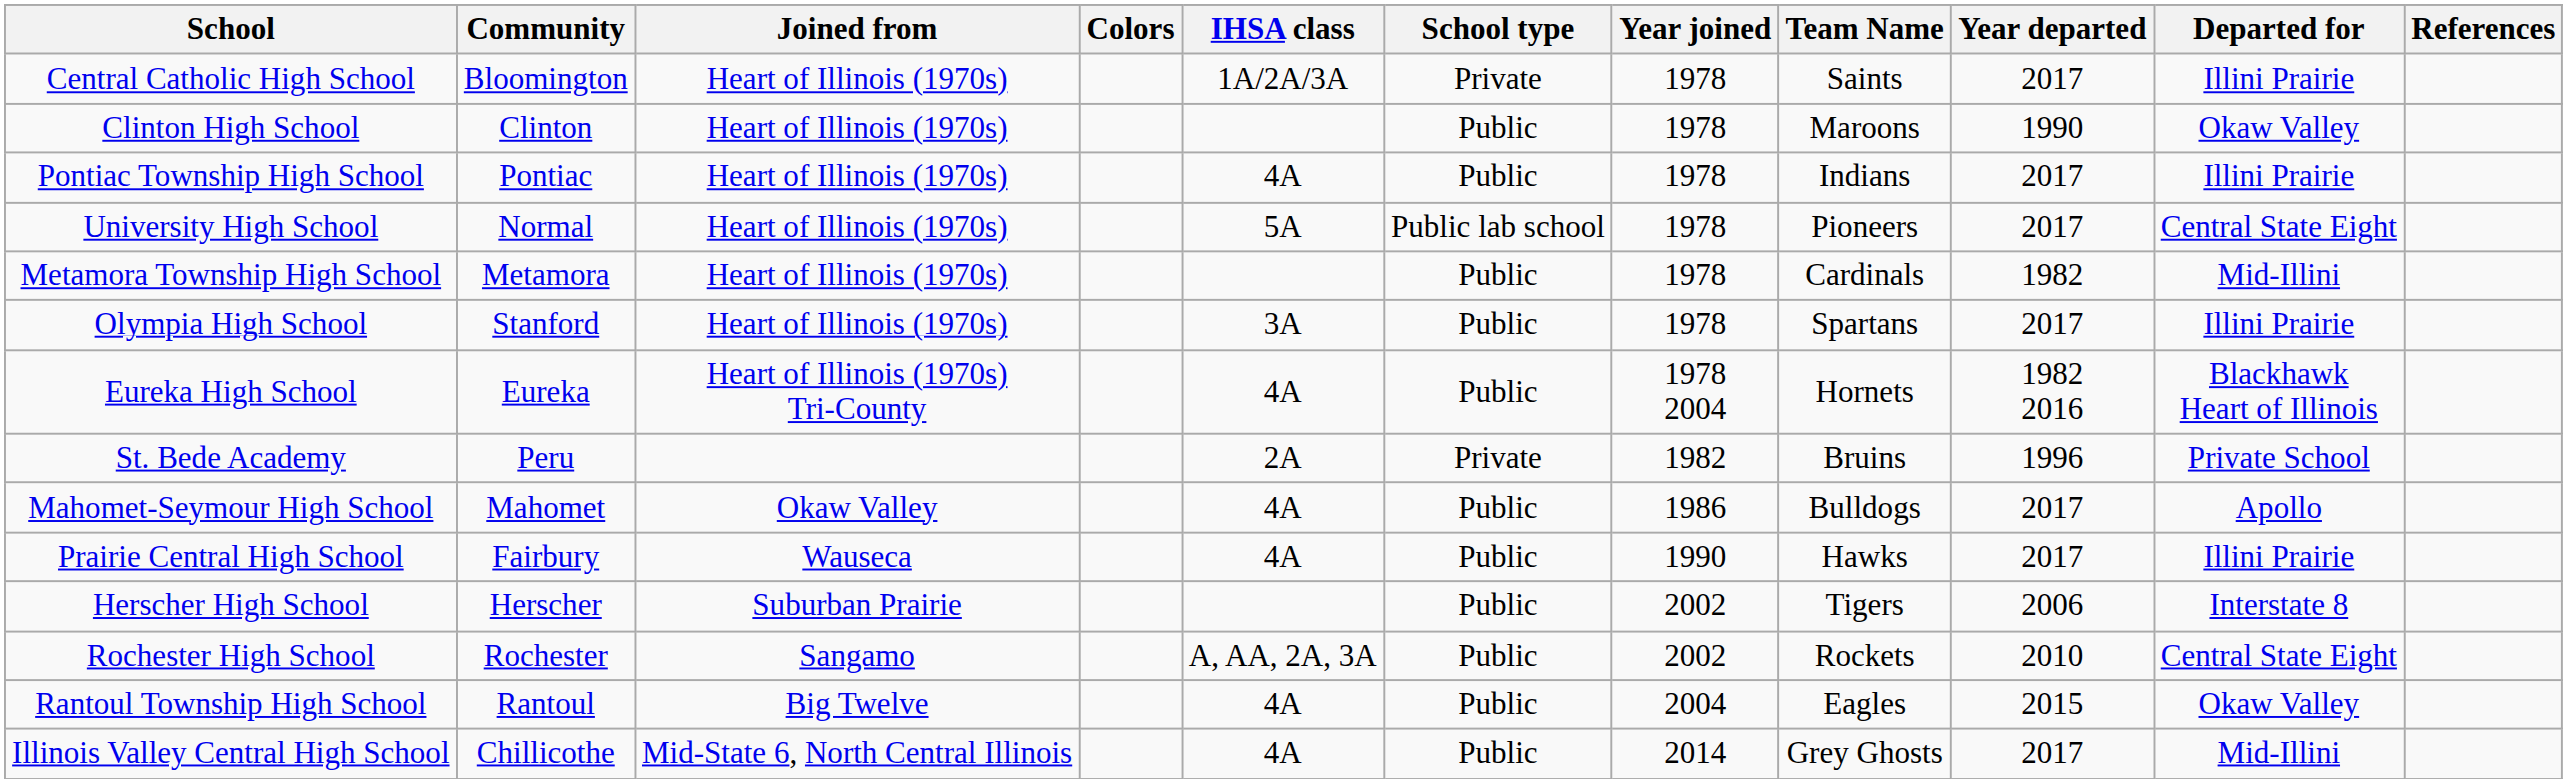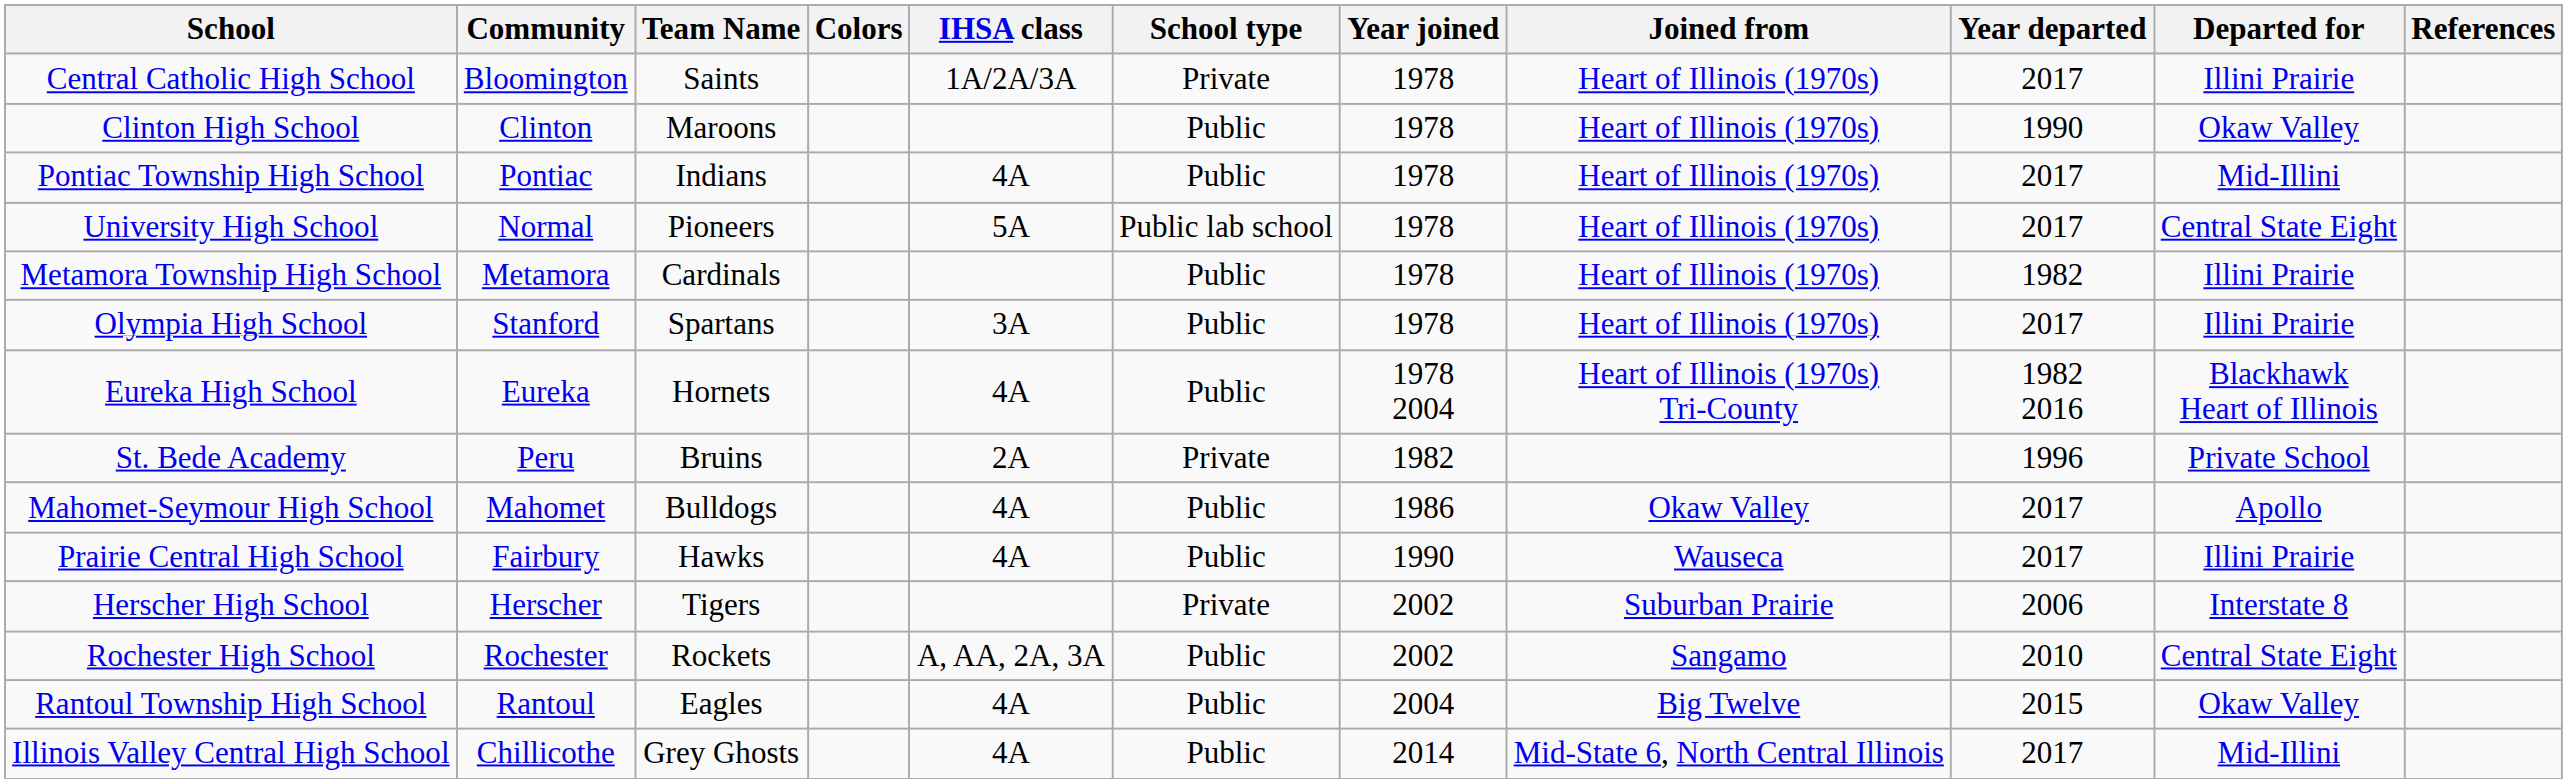columns swapped: (1865, 29) <-> (857, 29)
(2279, 176) Illini Prairie -> (2279, 176) Mid-Illini
(2279, 275) Mid-Illini -> (2279, 275) Illini Prairie
(1498, 605) Public -> (1226, 605) Private
